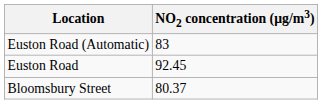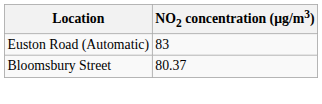- row: (43, 66)
